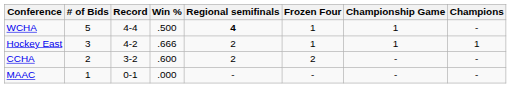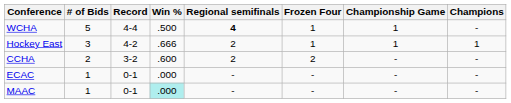+ row: (20, 75)
(167, 75) no background -> (167, 91) paleturquoise background
